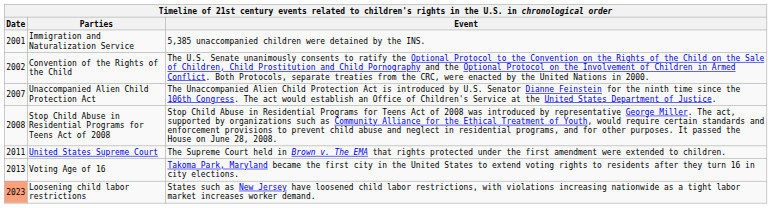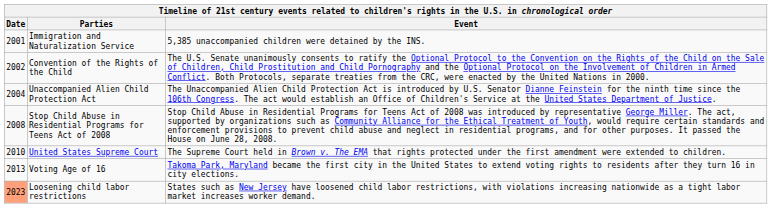(16, 94) 2007 -> (16, 94) 2004
(16, 152) 2011 -> (16, 152) 2010
